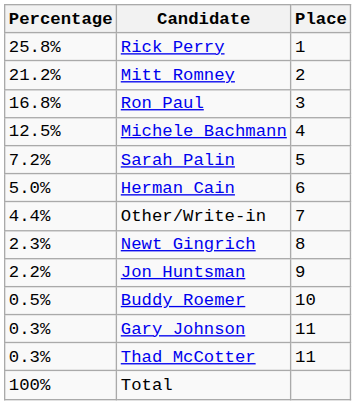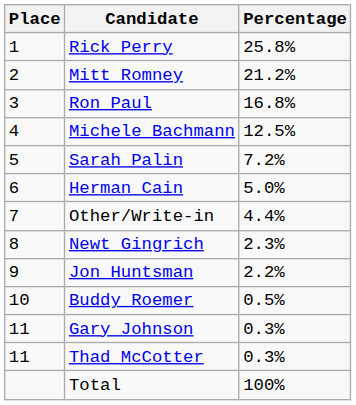columns swapped: (321, 19) <-> (61, 19)
